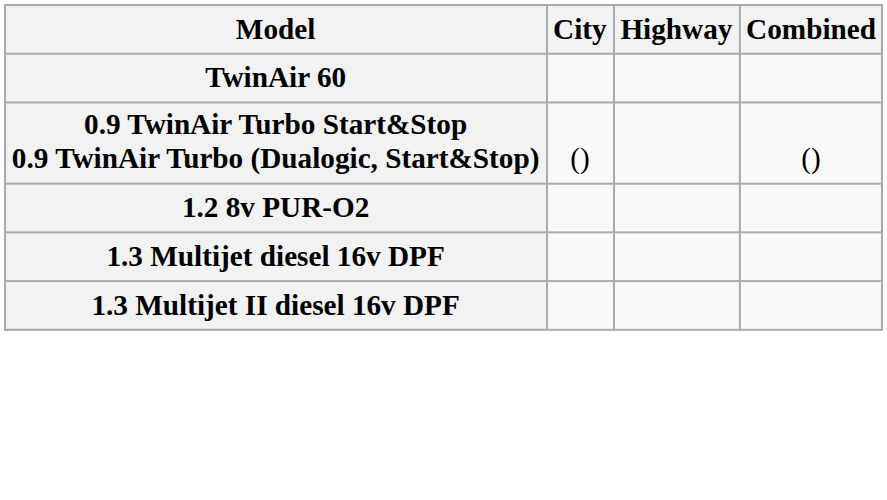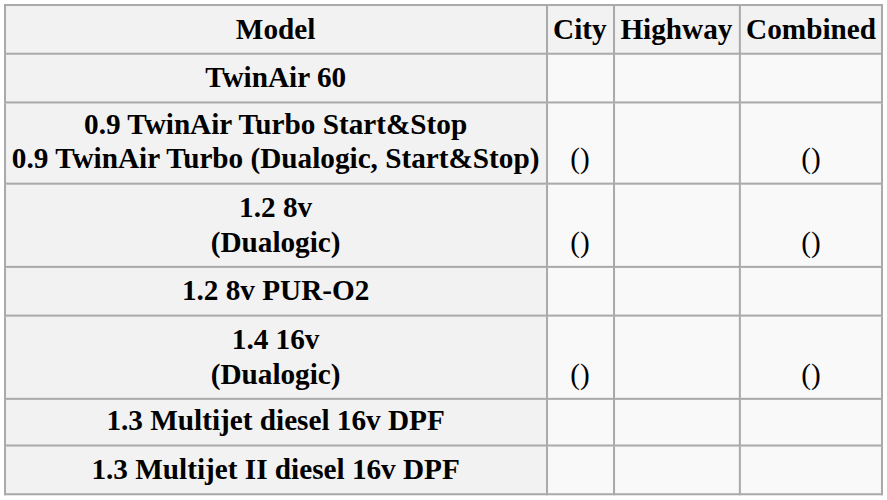+ row: (276, 225)
+ row: (276, 356)
